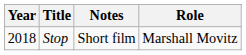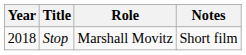columns swapped: (190, 15) <-> (107, 15)
